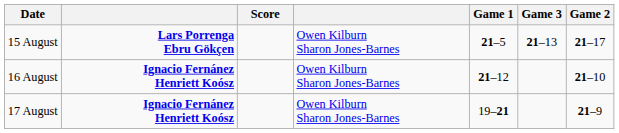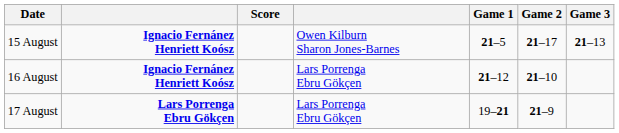columns swapped: (590, 14) <-> (542, 14)
(196, 42) Lars Porrenga Ebru Gökçen -> (189, 42) Ignacio Fernánez Henriett Koósz
(348, 77) Owen Kilburn Sharon Jones-Barnes -> (331, 77) Lars Porrenga Ebru Gökçen
(189, 111) Ignacio Fernánez Henriett Koósz -> (196, 111) Lars Porrenga Ebru Gökçen
(348, 111) Owen Kilburn Sharon Jones-Barnes -> (331, 111) Lars Porrenga Ebru Gökçen
